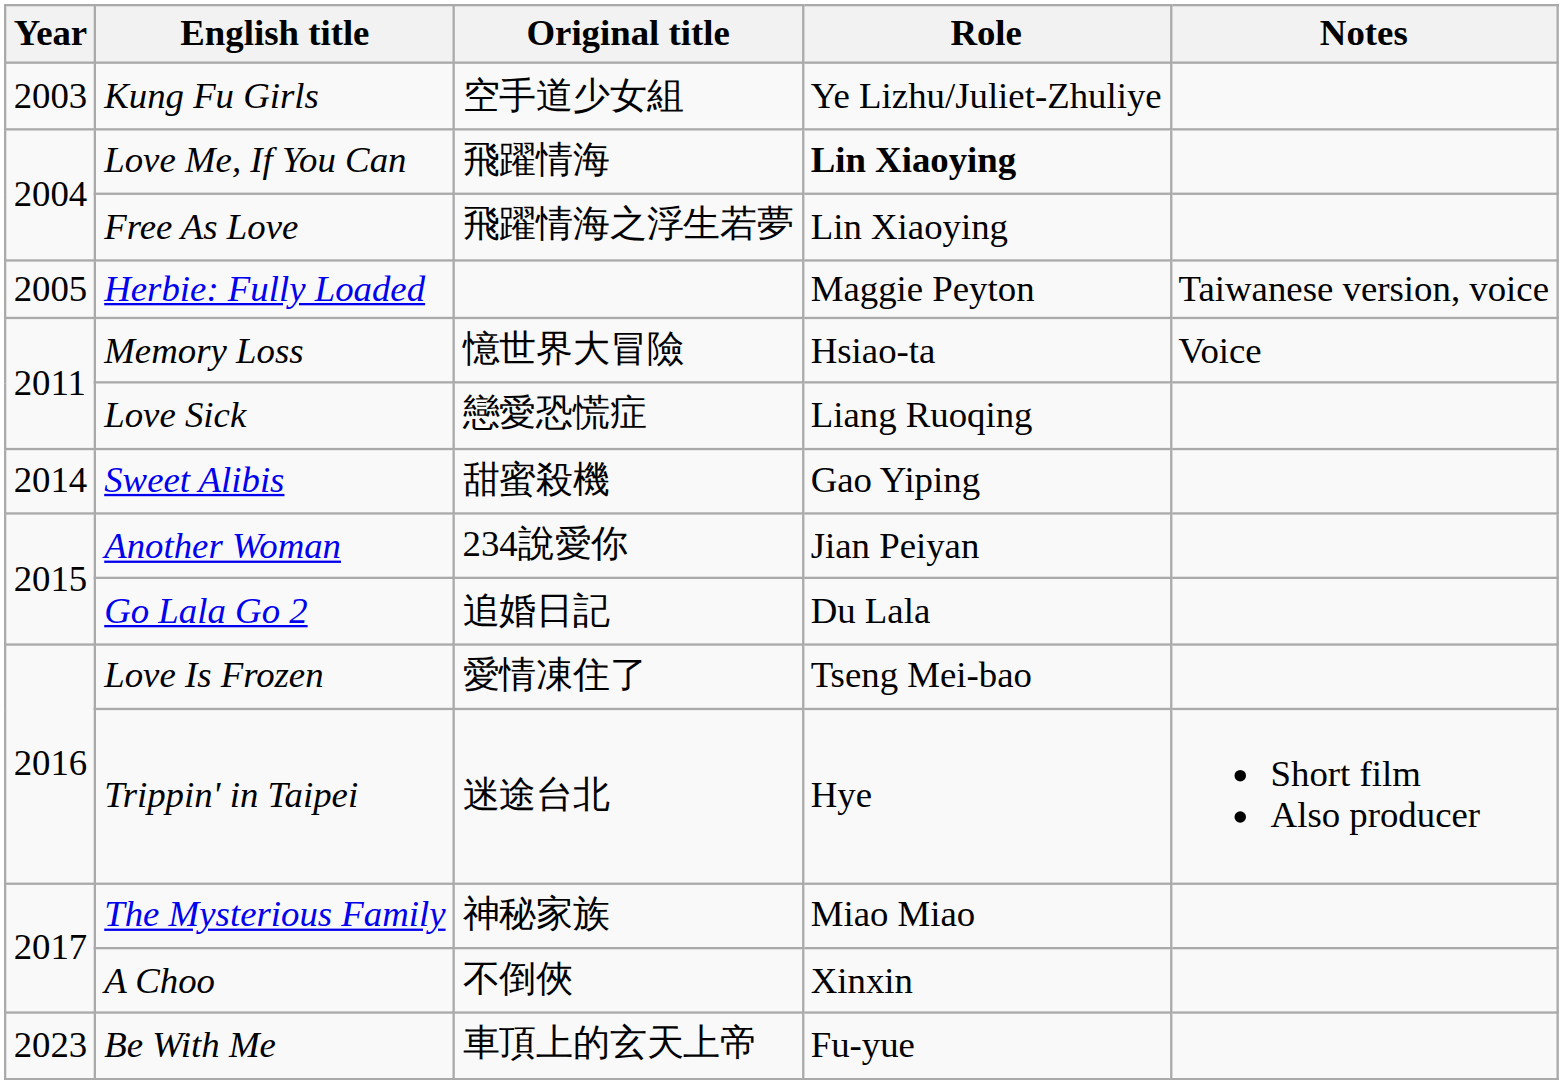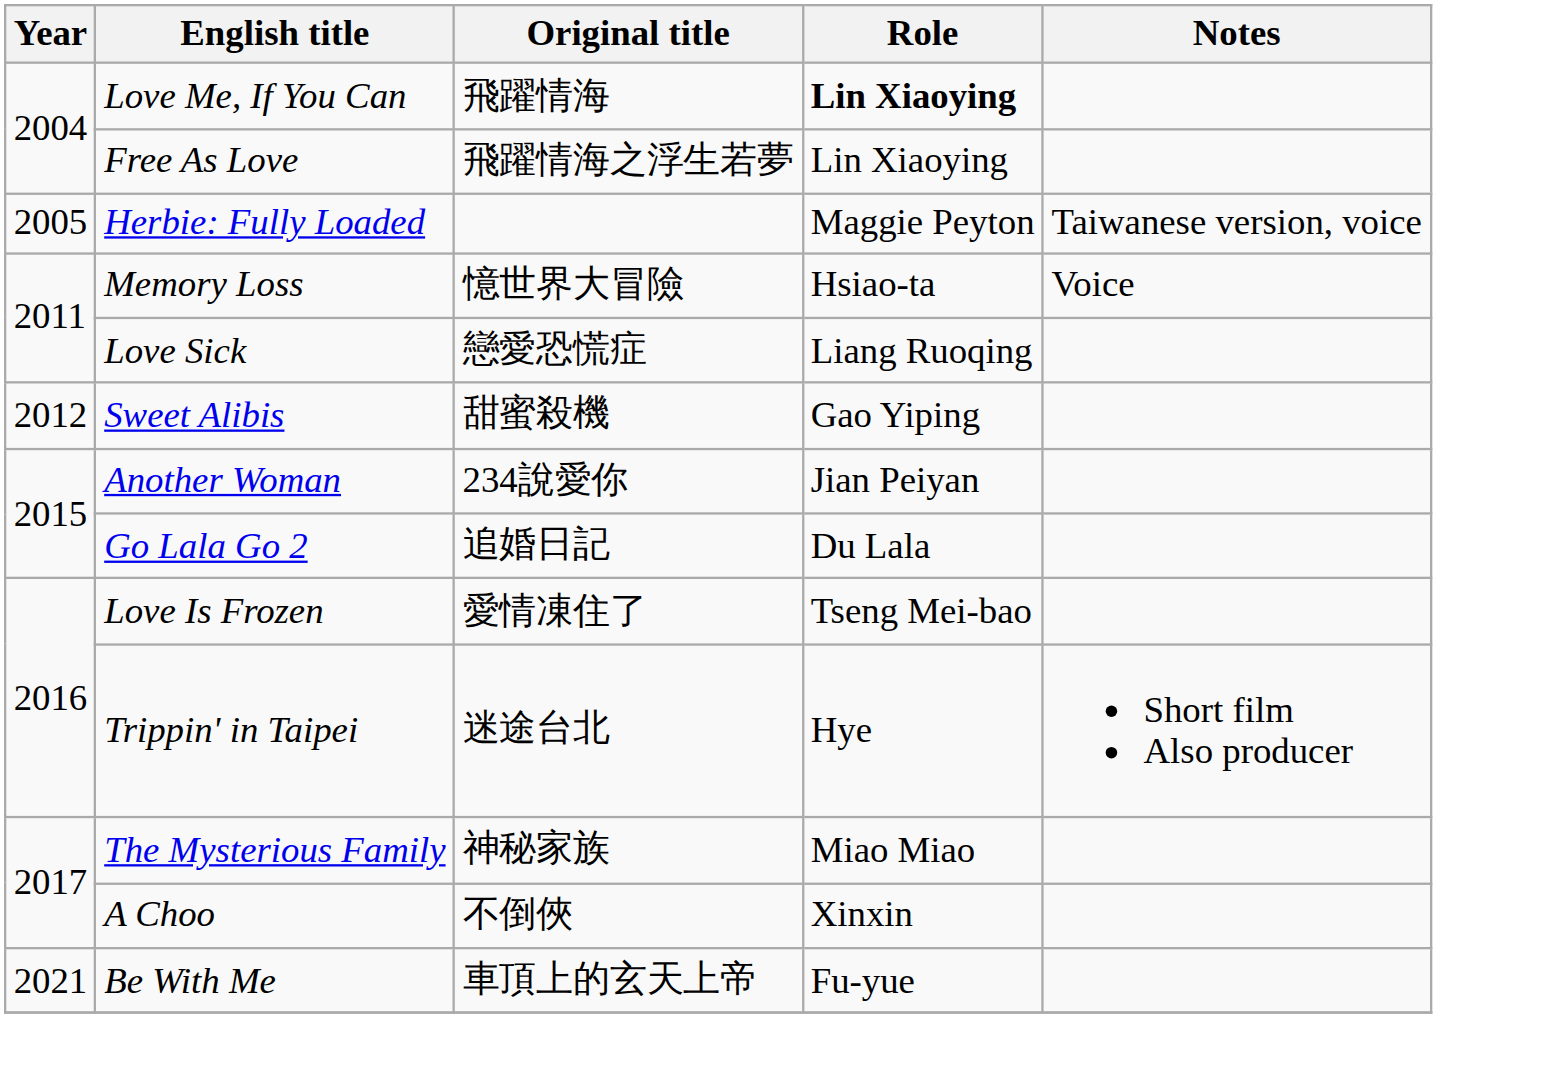- row: (212, 95)
(50, 480) 2014 -> (50, 414) 2012
(50, 1045) 2023 -> (50, 979) 2021
